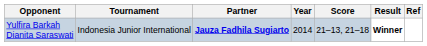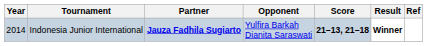columns swapped: (303, 12) <-> (40, 12)
(343, 30) normal -> (343, 30) bold
